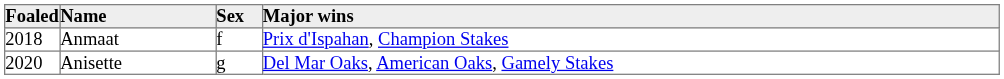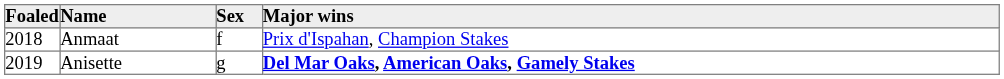(24, 62) 2020 -> (24, 62) 2019
(438, 62) normal -> (449, 62) bold
